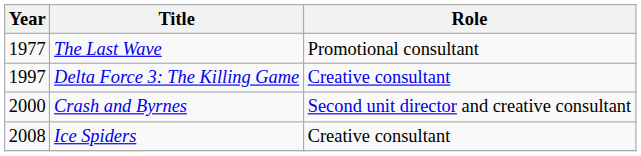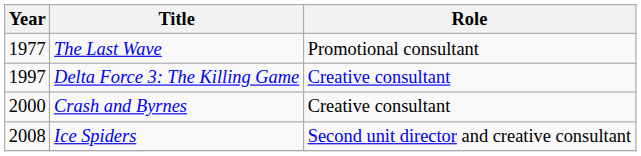(469, 106) Second unit director and creative consultant -> (379, 106) Creative consultant
(379, 135) Creative consultant -> (469, 135) Second unit director and creative consultant
